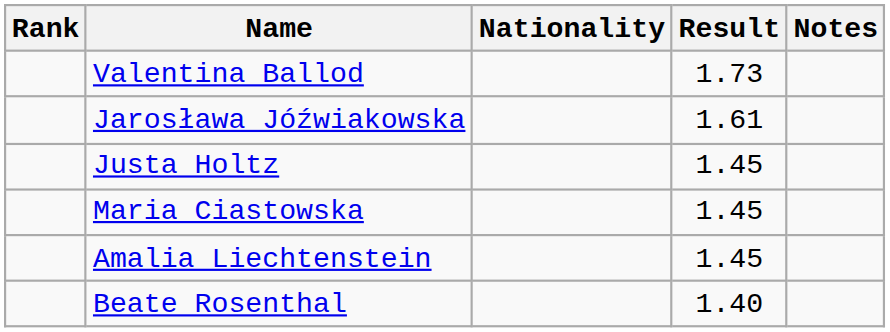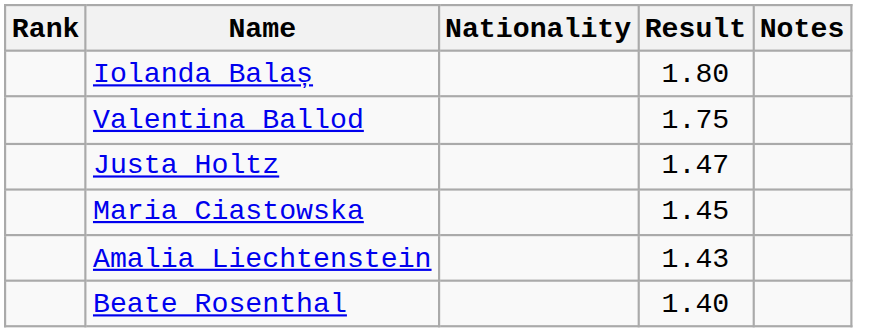+ row: (203, 74)
(729, 74) 1.73 -> (695, 120) 1.75
- row: (279, 120)
(729, 166) 1.45 -> (695, 166) 1.47
(729, 258) 1.45 -> (695, 258) 1.43
